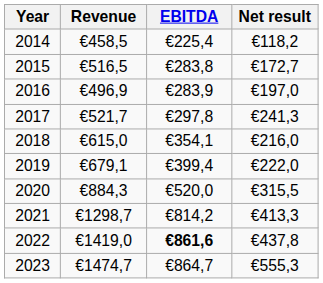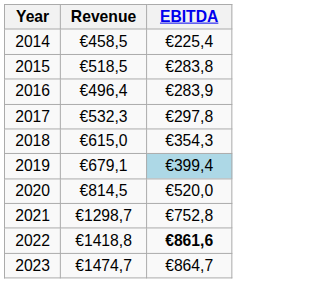- column: (275, 16)
(104, 66) €516,5 -> (104, 66) €518,5
(104, 91) €496,9 -> (104, 91) €496,4
(104, 116) €521,7 -> (104, 116) €532,3
(189, 141) €354,1 -> (189, 141) €354,3
(189, 166) no background -> (189, 166) lightblue background
(104, 191) €884,3 -> (104, 191) €814,5
(189, 215) €814,2 -> (189, 215) €752,8
(104, 240) €1419,0 -> (104, 240) €1418,8
